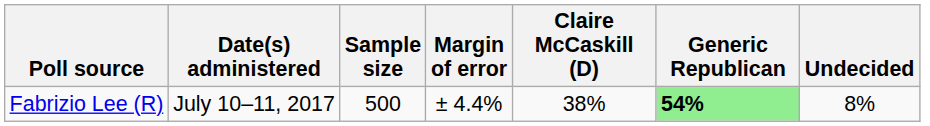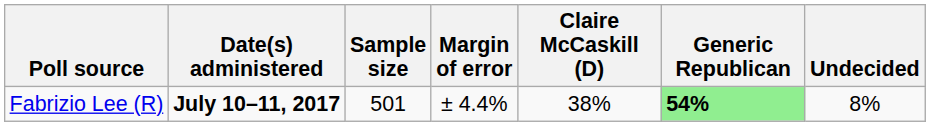(254, 103) normal -> (257, 103) bold
(383, 103) 500 -> (388, 103) 501
